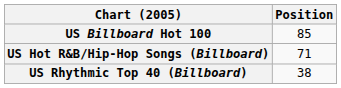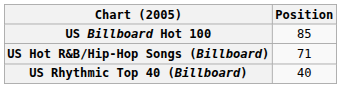(304, 73) 38 -> (304, 73) 40
